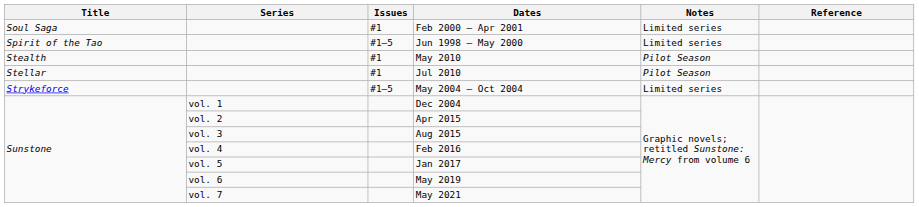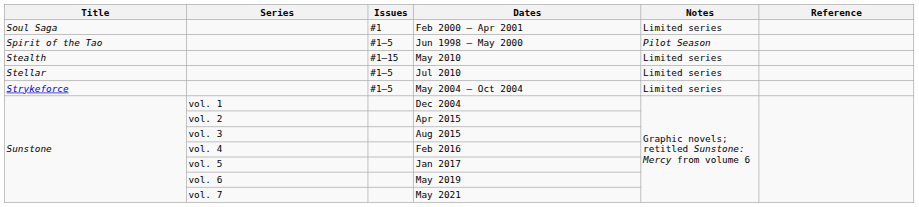(683, 42) Limited series -> (677, 42) Pilot Season
(376, 58) #1 -> (384, 58) #1–15
(677, 58) Pilot Season -> (683, 58) Limited series
(376, 73) #1 -> (382, 73) #1–5
(677, 73) Pilot Season -> (683, 73) Limited series
